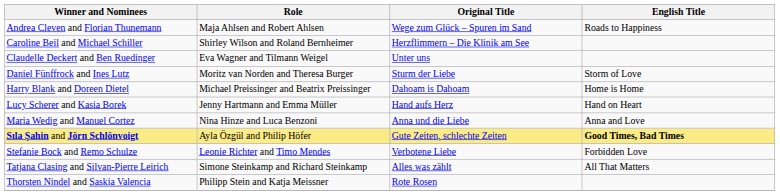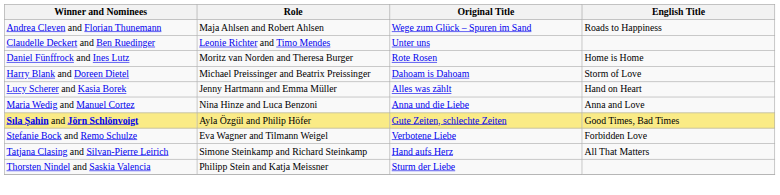- row: (75, 43)
(264, 58) Eva Wagner and Tilmann Weigel -> (265, 43) Leonie Richter and Timo Mendes
(423, 74) Sturm der Liebe -> (414, 58) Rote Rosen
(613, 74) Storm of Love -> (614, 58) Home is Home
(614, 89) Home is Home -> (613, 74) Storm of Love
(422, 105) Hand aufs Herz -> (422, 89) Alles was zählt
(634, 136) bold -> (632, 120) normal
(265, 151) Leonie Richter and Timo Mendes -> (264, 136) Eva Wagner and Tilmann Weigel
(422, 167) Alles was zählt -> (422, 151) Hand aufs Herz
(414, 182) Rote Rosen -> (423, 167) Sturm der Liebe
